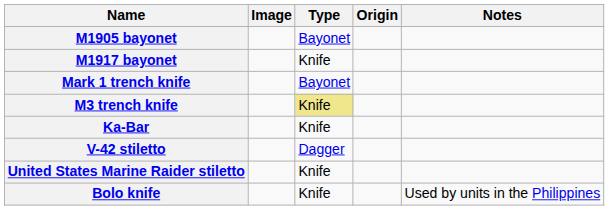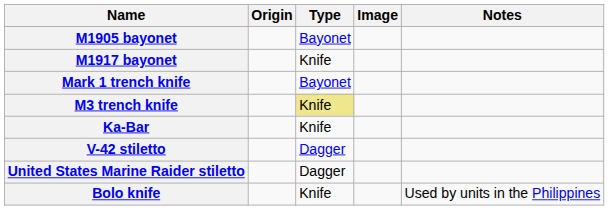columns swapped: (272, 15) <-> (377, 15)
(314, 171) Knife -> (322, 171) Dagger
